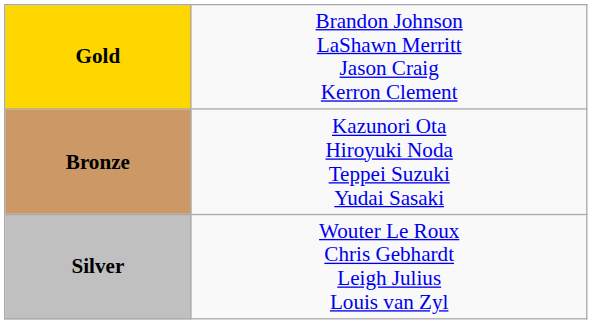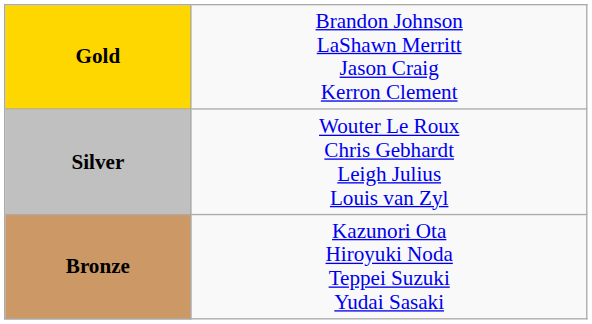rows swapped: (98, 266) <-> (98, 161)
